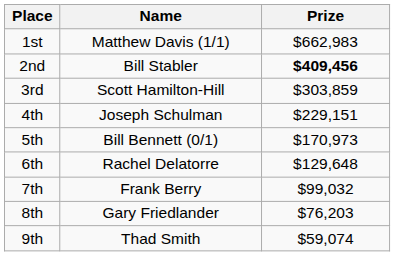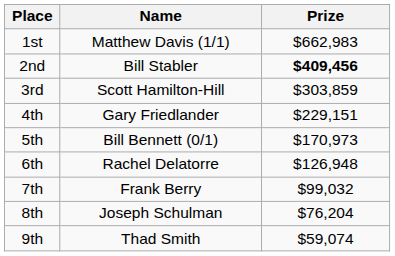(161, 115) Joseph Schulman -> (161, 115) Gary Friedlander
(325, 164) $129,648 -> (325, 164) $126,948
(161, 213) Gary Friedlander -> (161, 213) Joseph Schulman
(325, 213) $76,203 -> (325, 213) $76,204
